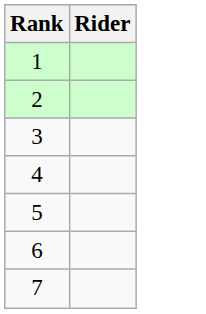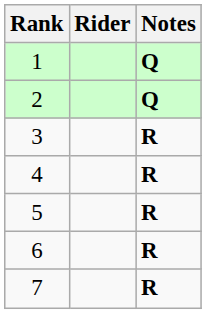+ column: (168, 23)
